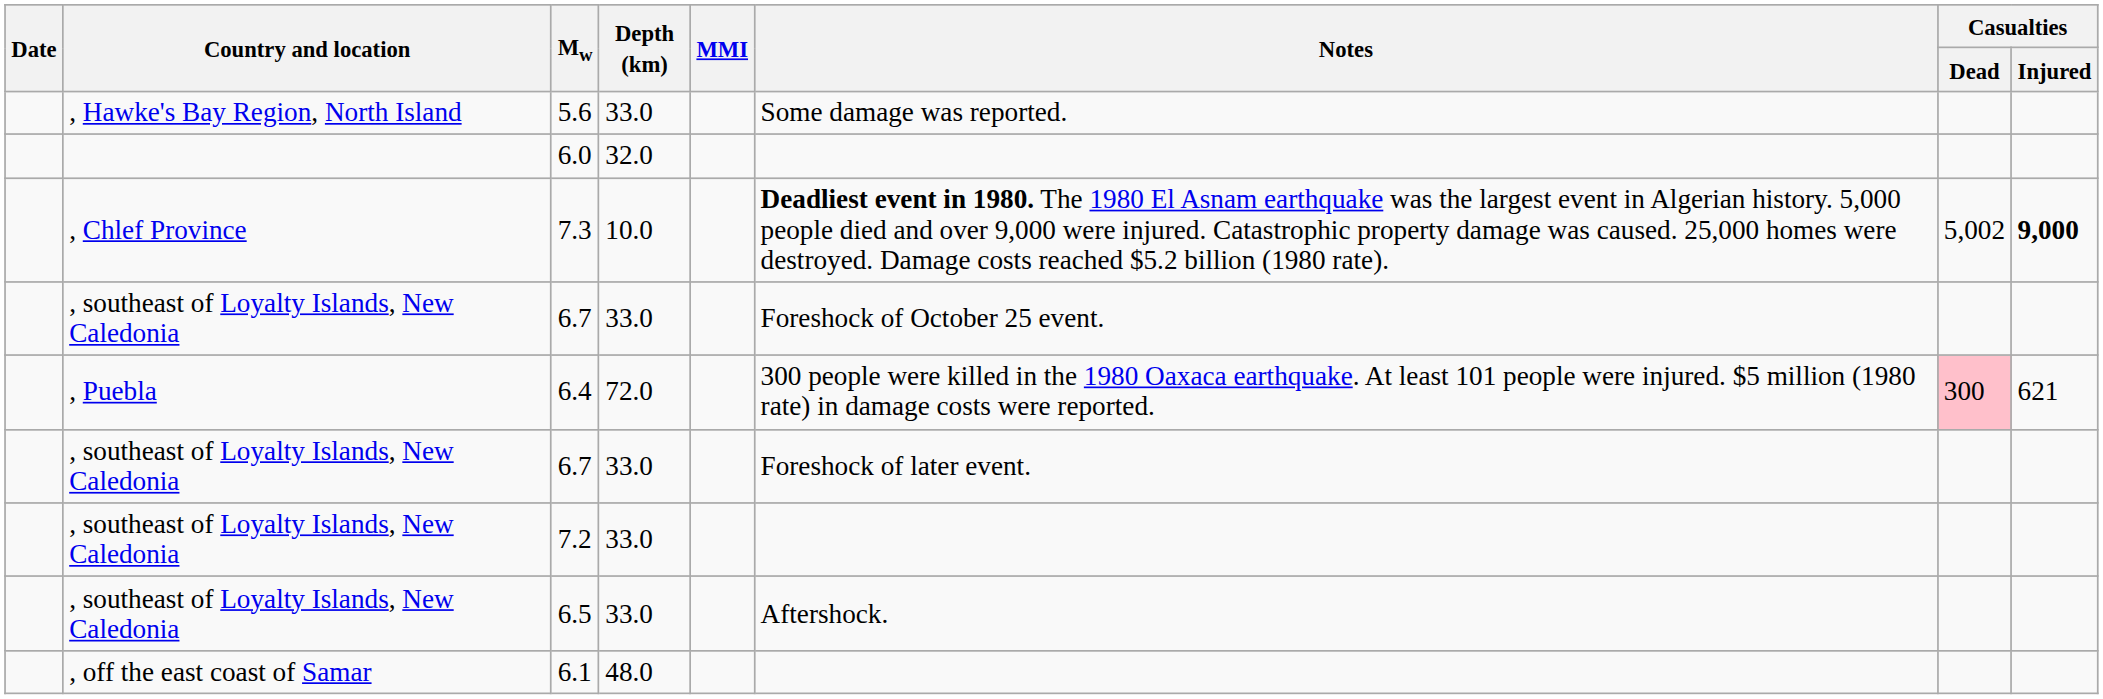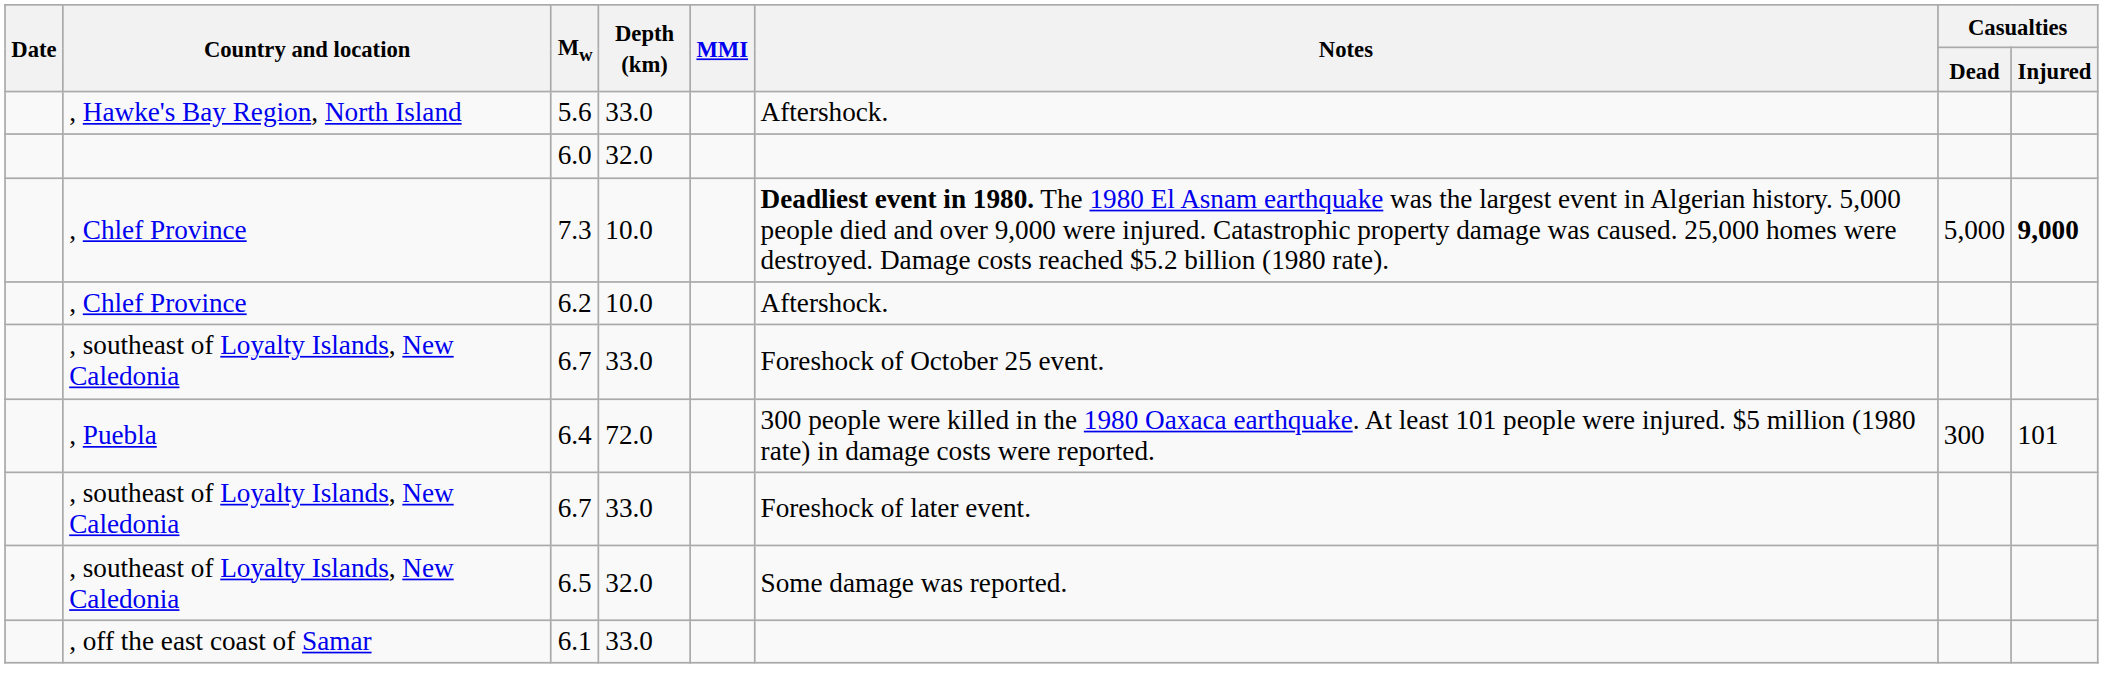(914, 112) Some damage was reported. -> (824, 112) Aftershock.
(1974, 229) 5,002 -> (1974, 229) 5,000
+ row: (158, 302)
(1964, 391) pink background -> (1964, 435) no background
(2038, 391) 621 -> (2038, 435) 101
- row: (261, 539)
(629, 613) 33.0 -> (629, 582) 32.0
(824, 613) Aftershock. -> (914, 582) Some damage was reported.
(629, 671) 48.0 -> (629, 641) 33.0
